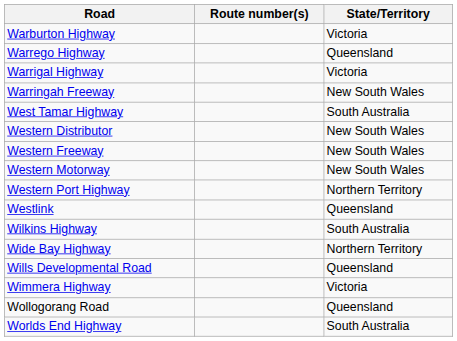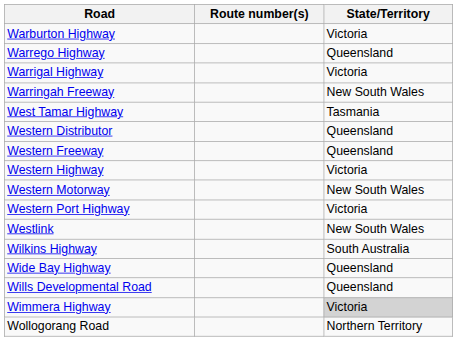(368, 111) South Australia -> (353, 111) Tasmania
(375, 131) New South Wales -> (360, 131) Queensland
(375, 151) New South Wales -> (360, 151) Queensland
+ row: (55, 170)
(374, 190) Northern Territory -> (347, 209) Victoria
(360, 209) Queensland -> (375, 229) New South Wales
(374, 248) Northern Territory -> (360, 268) Queensland
(347, 287) no background -> (347, 307) lightgrey background
(360, 307) Queensland -> (374, 326) Northern Territory
- row: (64, 326)
